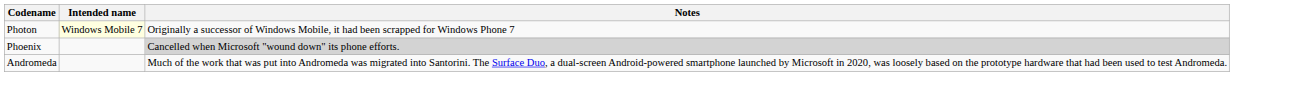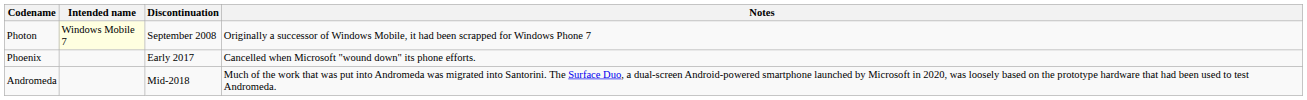+ column: (183, 12)
(273, 46) lightgrey background -> (350, 58) no background
